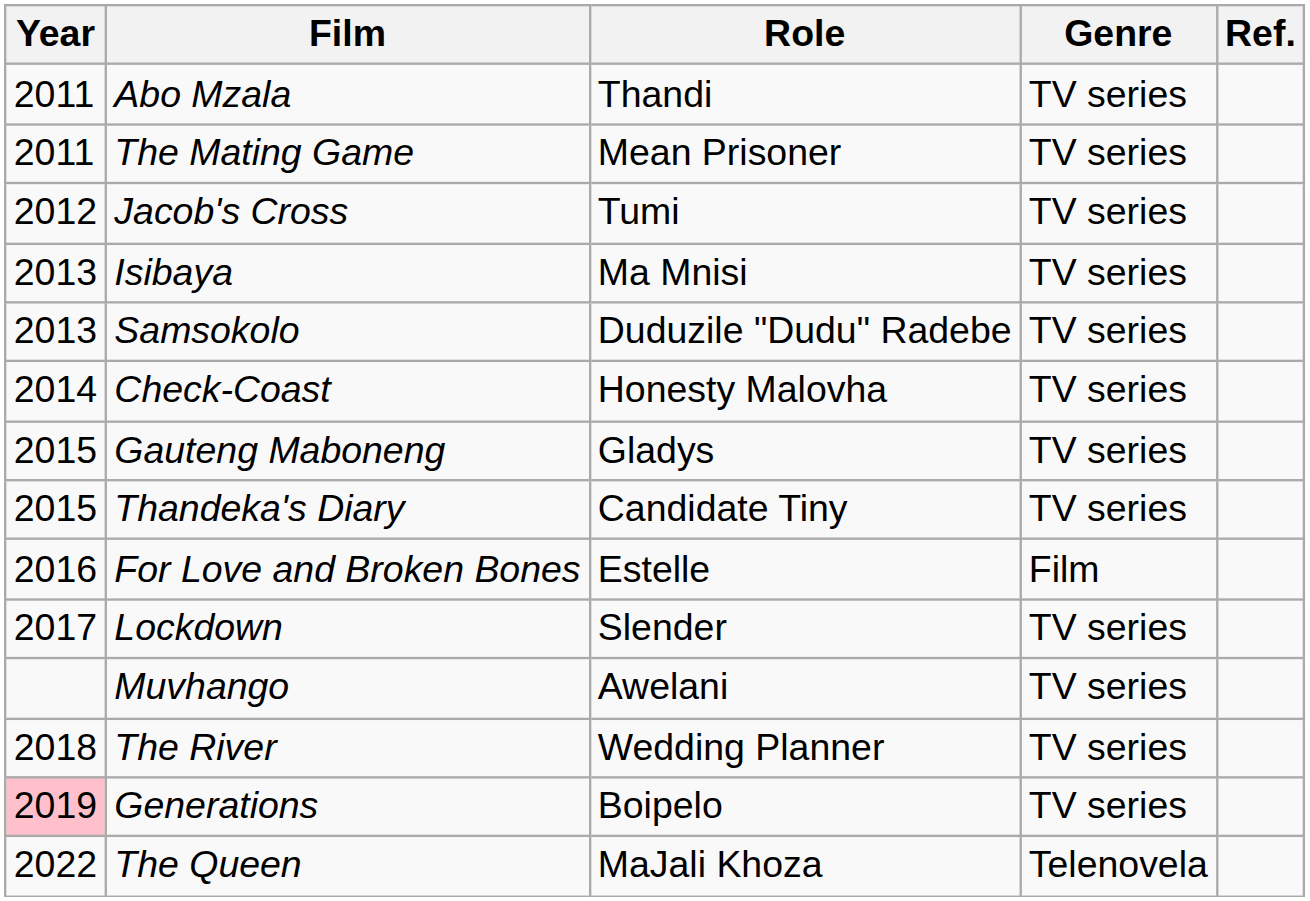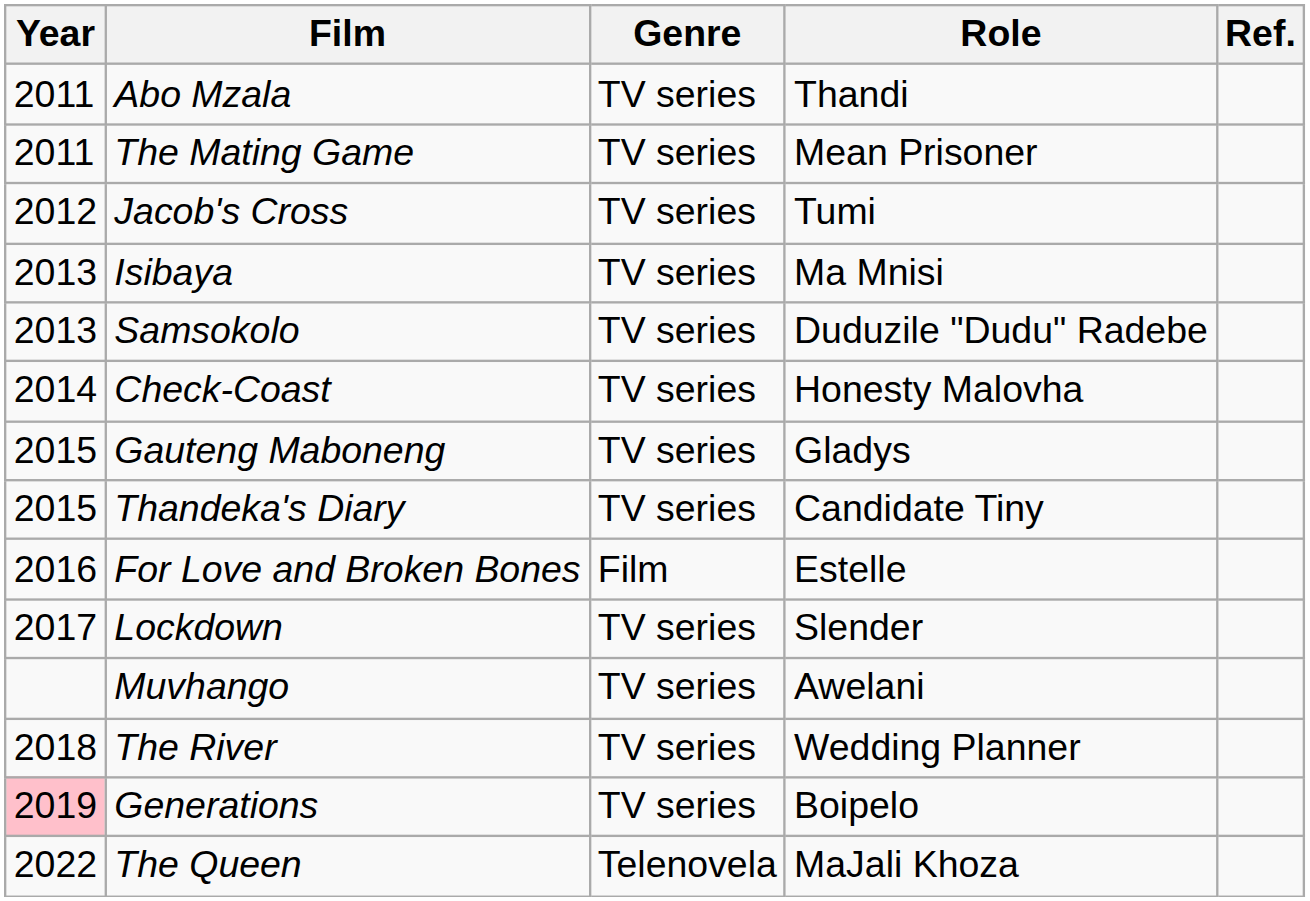columns swapped: (805, 34) <-> (1118, 34)
